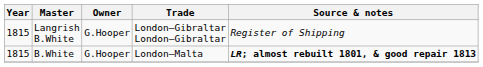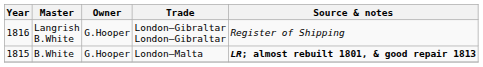(18, 33) 1815 -> (18, 33) 1816
